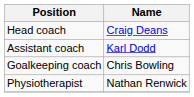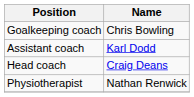rows swapped: (36, 30) <-> (54, 65)
